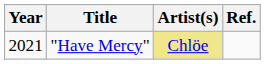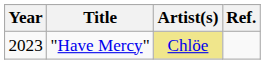(26, 45) 2021 -> (26, 45) 2023
